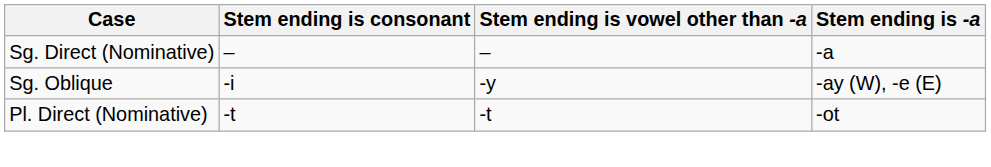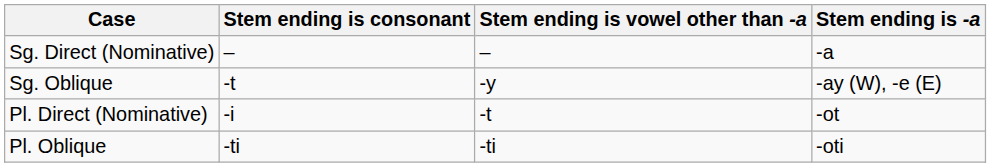(229, 83) -i -> (229, 83) -t
(229, 114) -t -> (229, 114) -i
+ row: (58, 146)
